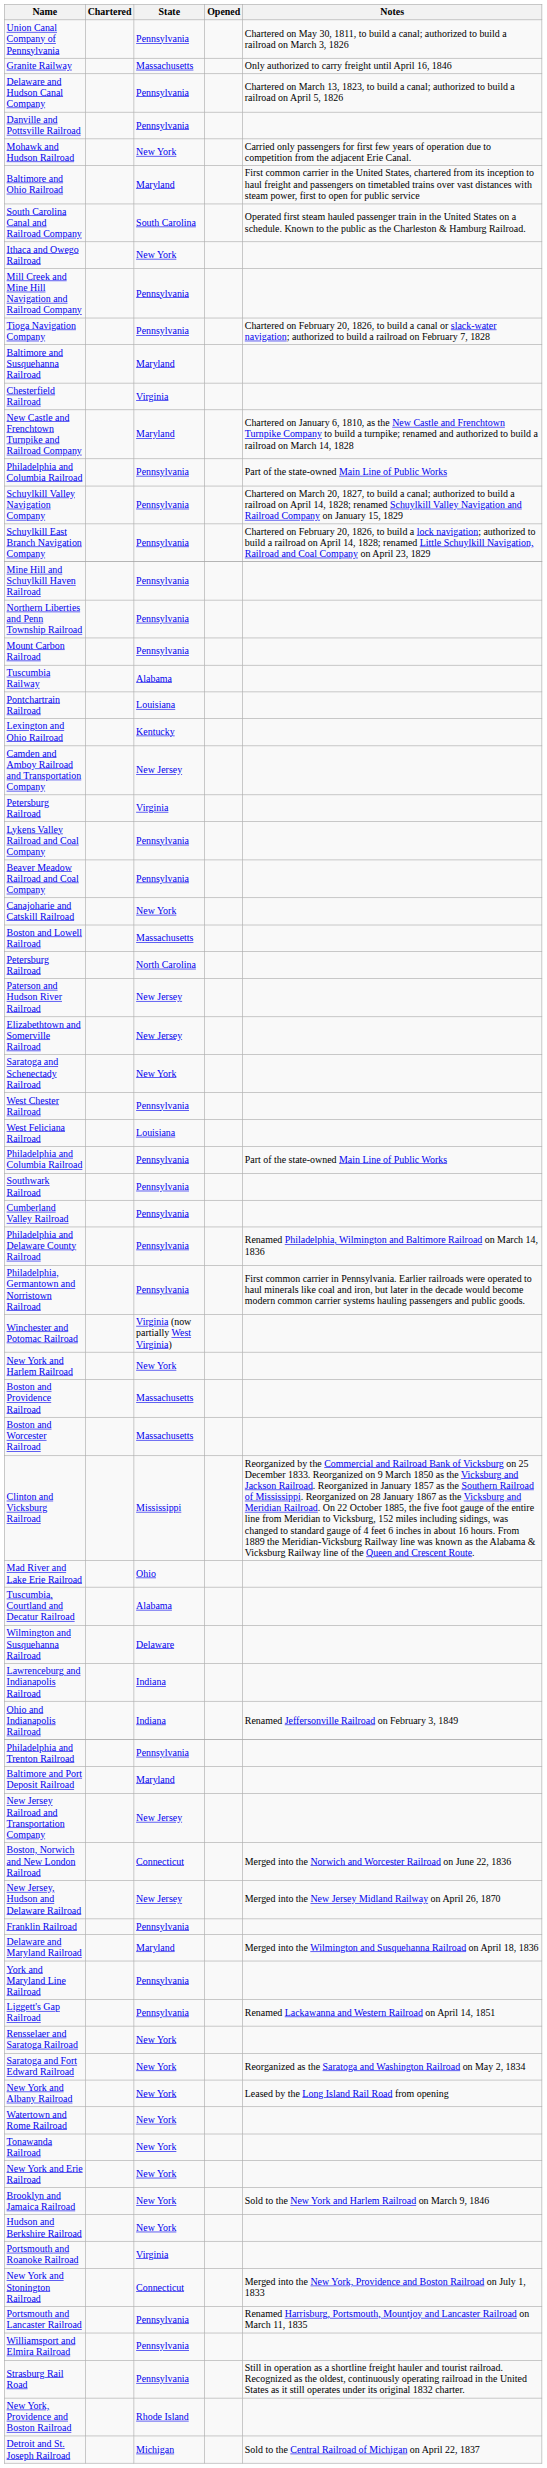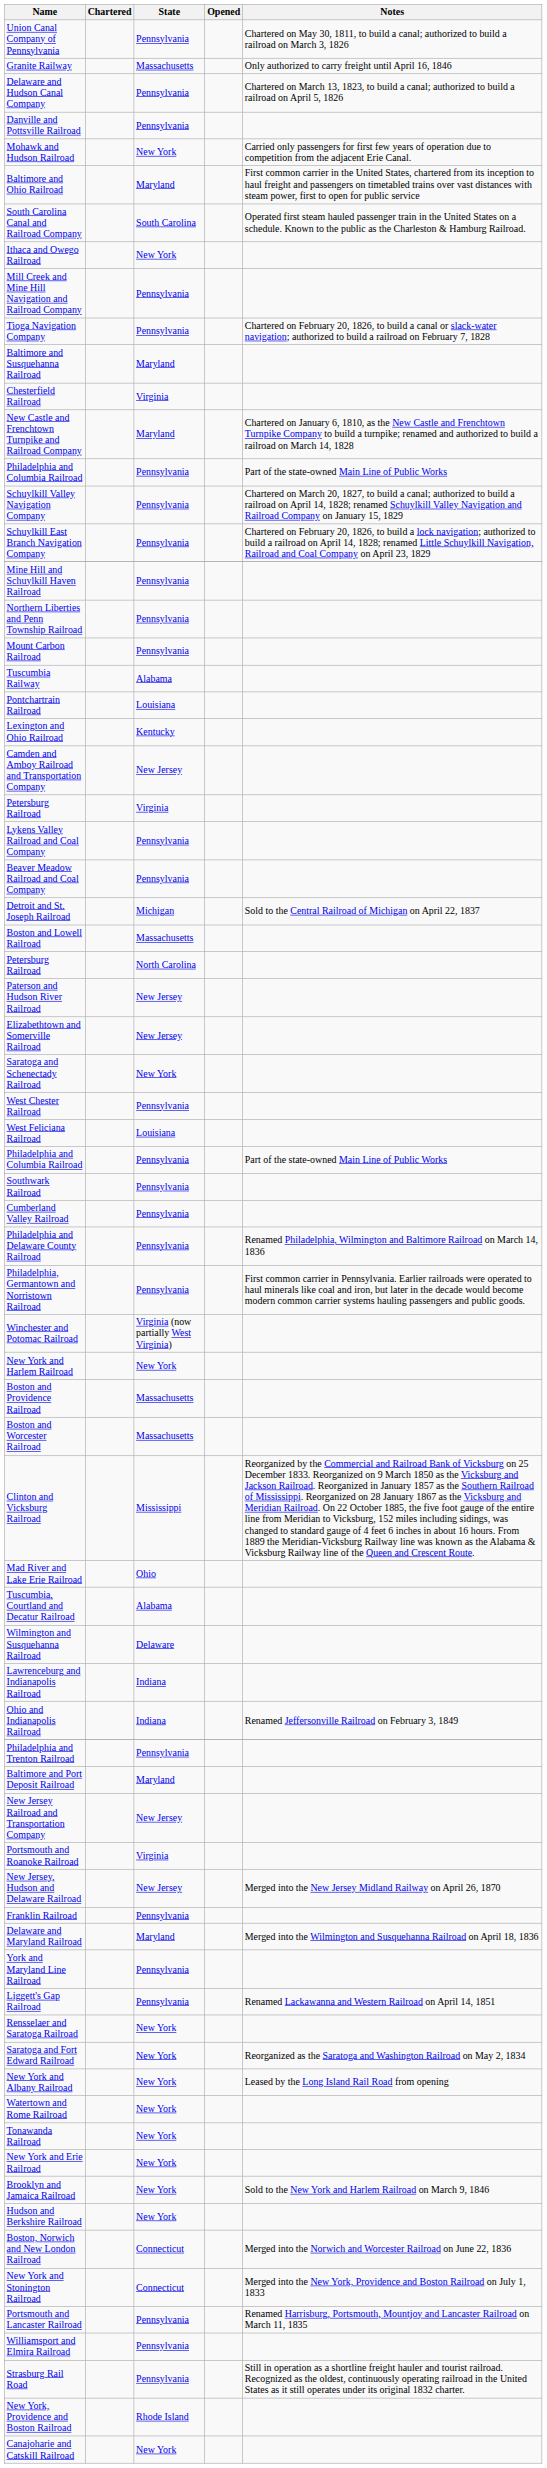rows swapped: (40, 911) <-> (38, 2449)
rows swapped: (43, 2254) <-> (41, 1861)
